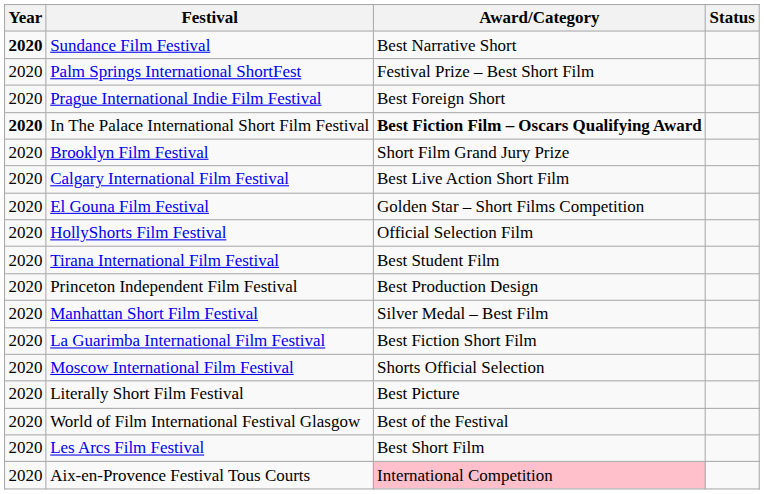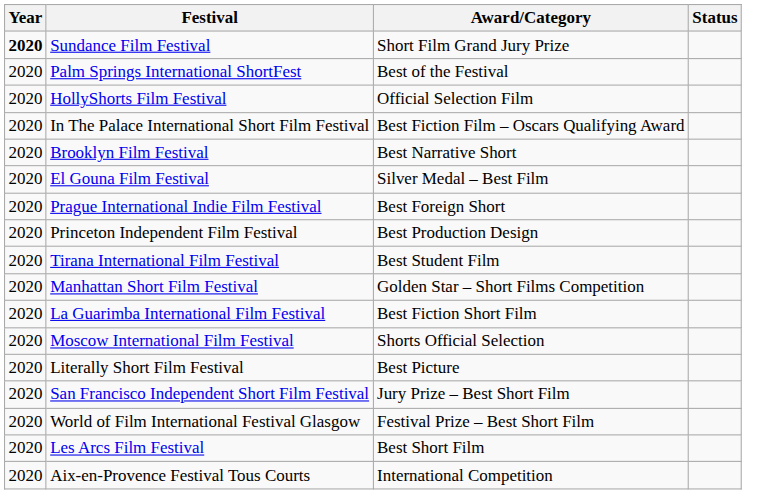(447, 44) Best Narrative Short -> (473, 44) Short Film Grand Jury Prize
(486, 71) Festival Prize – Best Short Film -> (443, 71) Best of the Festival
rows swapped: (186, 98) <-> (138, 233)
(25, 125) bold -> (25, 125) normal
(539, 125) bold -> (531, 125) normal
(473, 152) Short Film Grand Jury Prize -> (447, 152) Best Narrative Short
- row: (170, 179)
(511, 206) Golden Star – Short Films Competition -> (463, 179) Silver Medal – Best Film
rows swapped: (174, 286) <-> (165, 260)
(463, 313) Silver Medal – Best Film -> (511, 286) Golden Star – Short Films Competition
+ row: (210, 394)
(443, 421) Best of the Festival -> (486, 421) Festival Prize – Best Short Film
(465, 475) pink background -> (465, 475) no background
